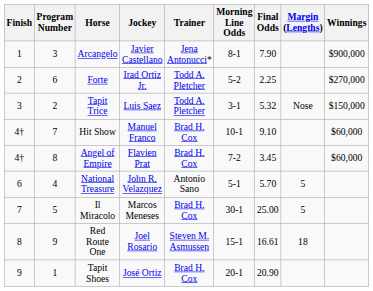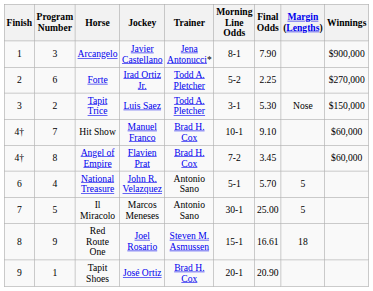(268, 106) 5.32 -> (268, 106) 5.30
(189, 210) Brad H. Cox -> (189, 210) Antonio Sano
